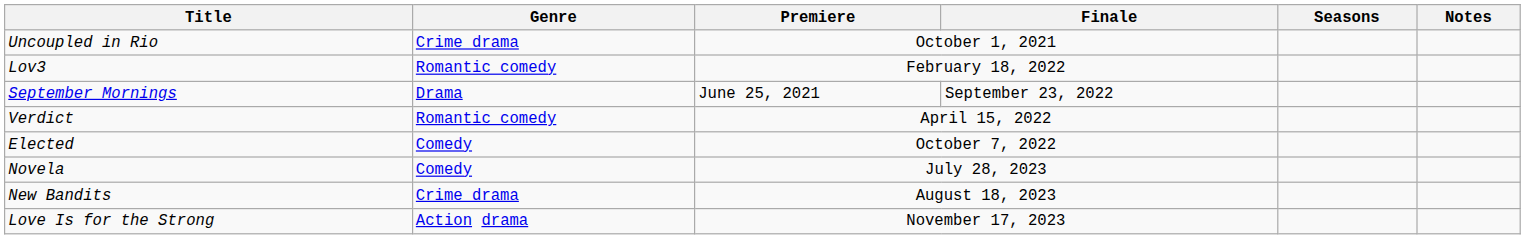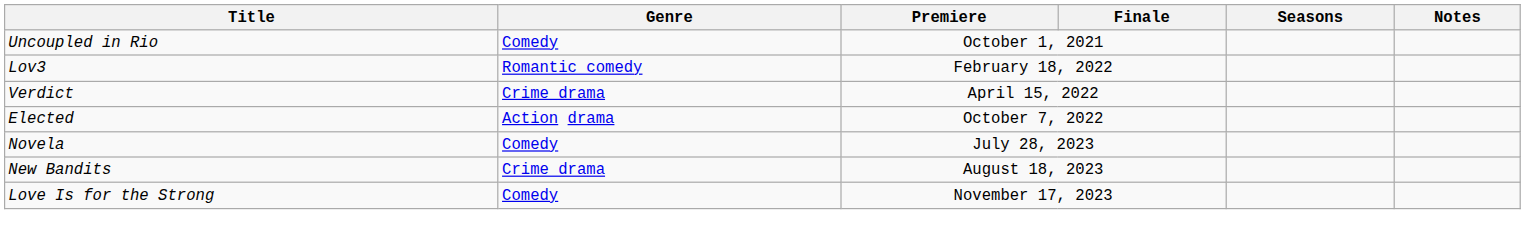(467, 43) Crime drama -> (530, 43) Comedy
- row: (93, 94)
(486, 119) Romantic comedy -> (554, 94) Crime drama
(444, 144) Comedy -> (558, 119) Action drama
(472, 221) Action drama -> (530, 195) Comedy
